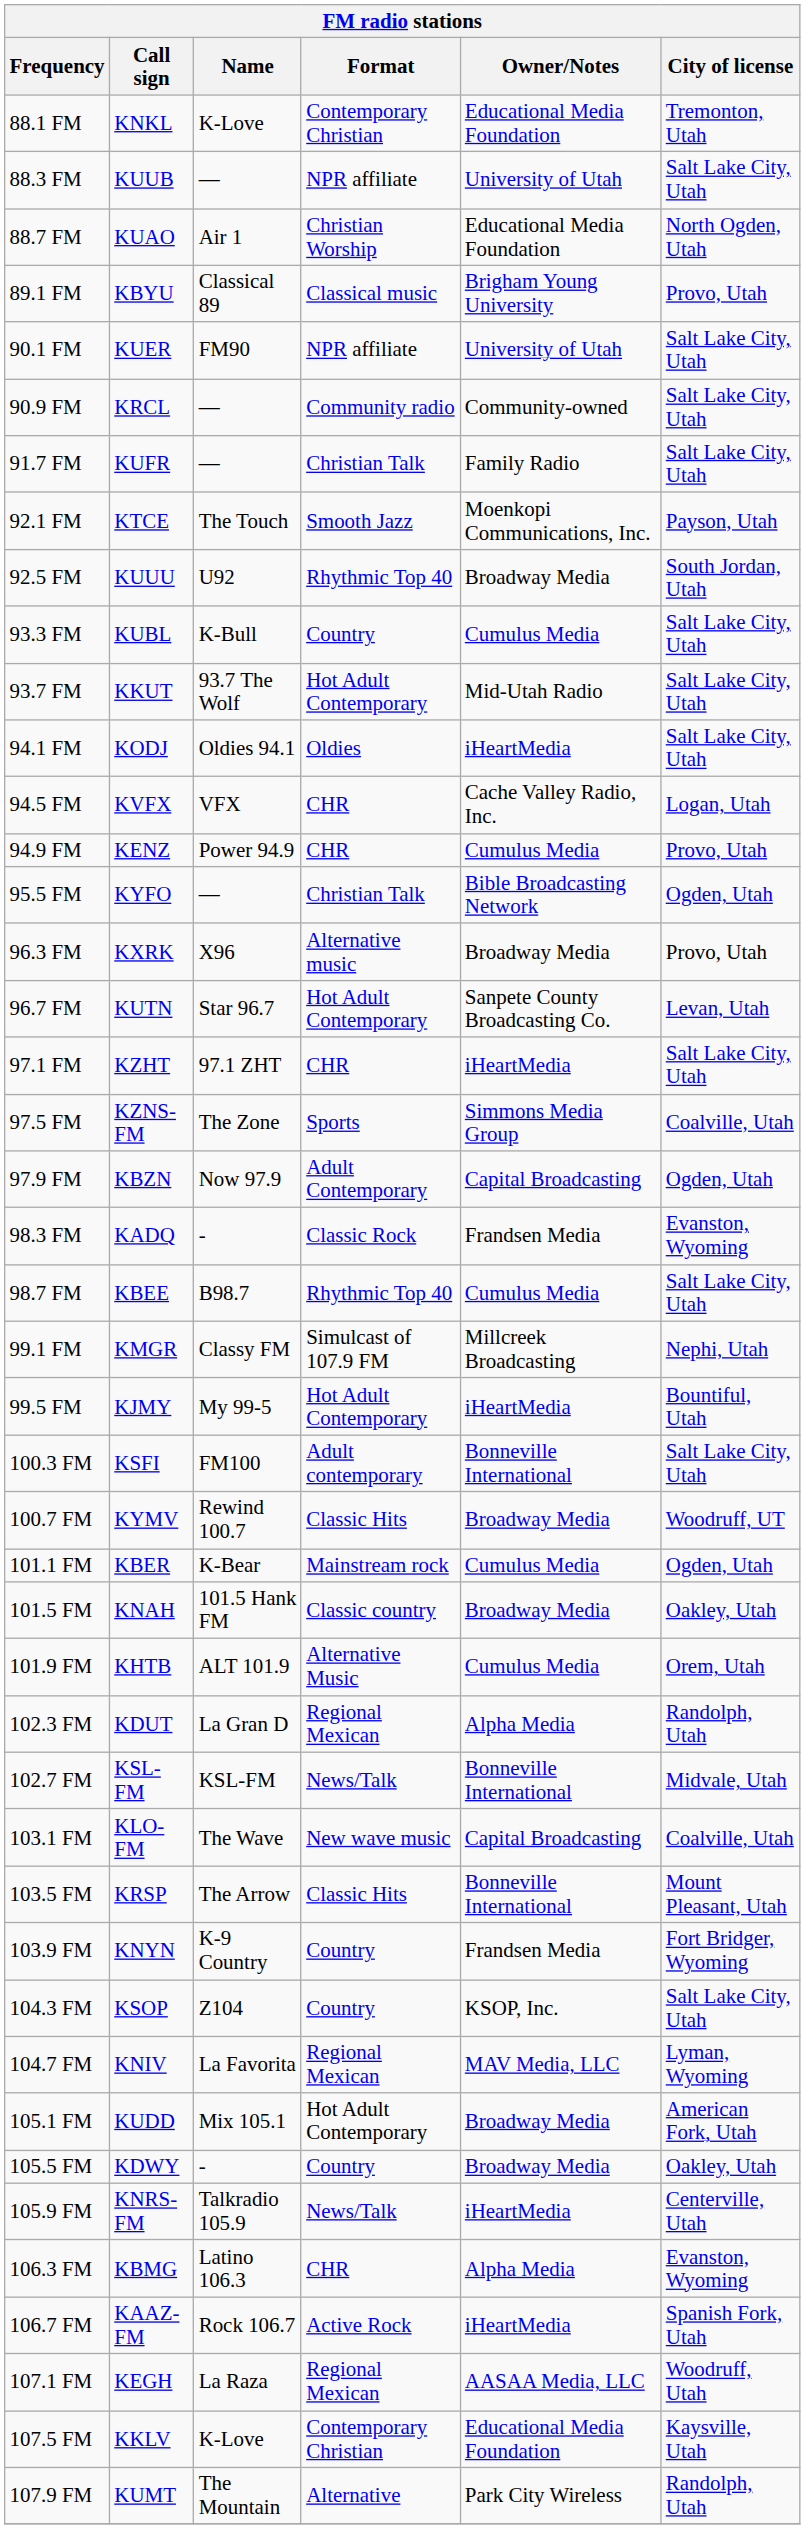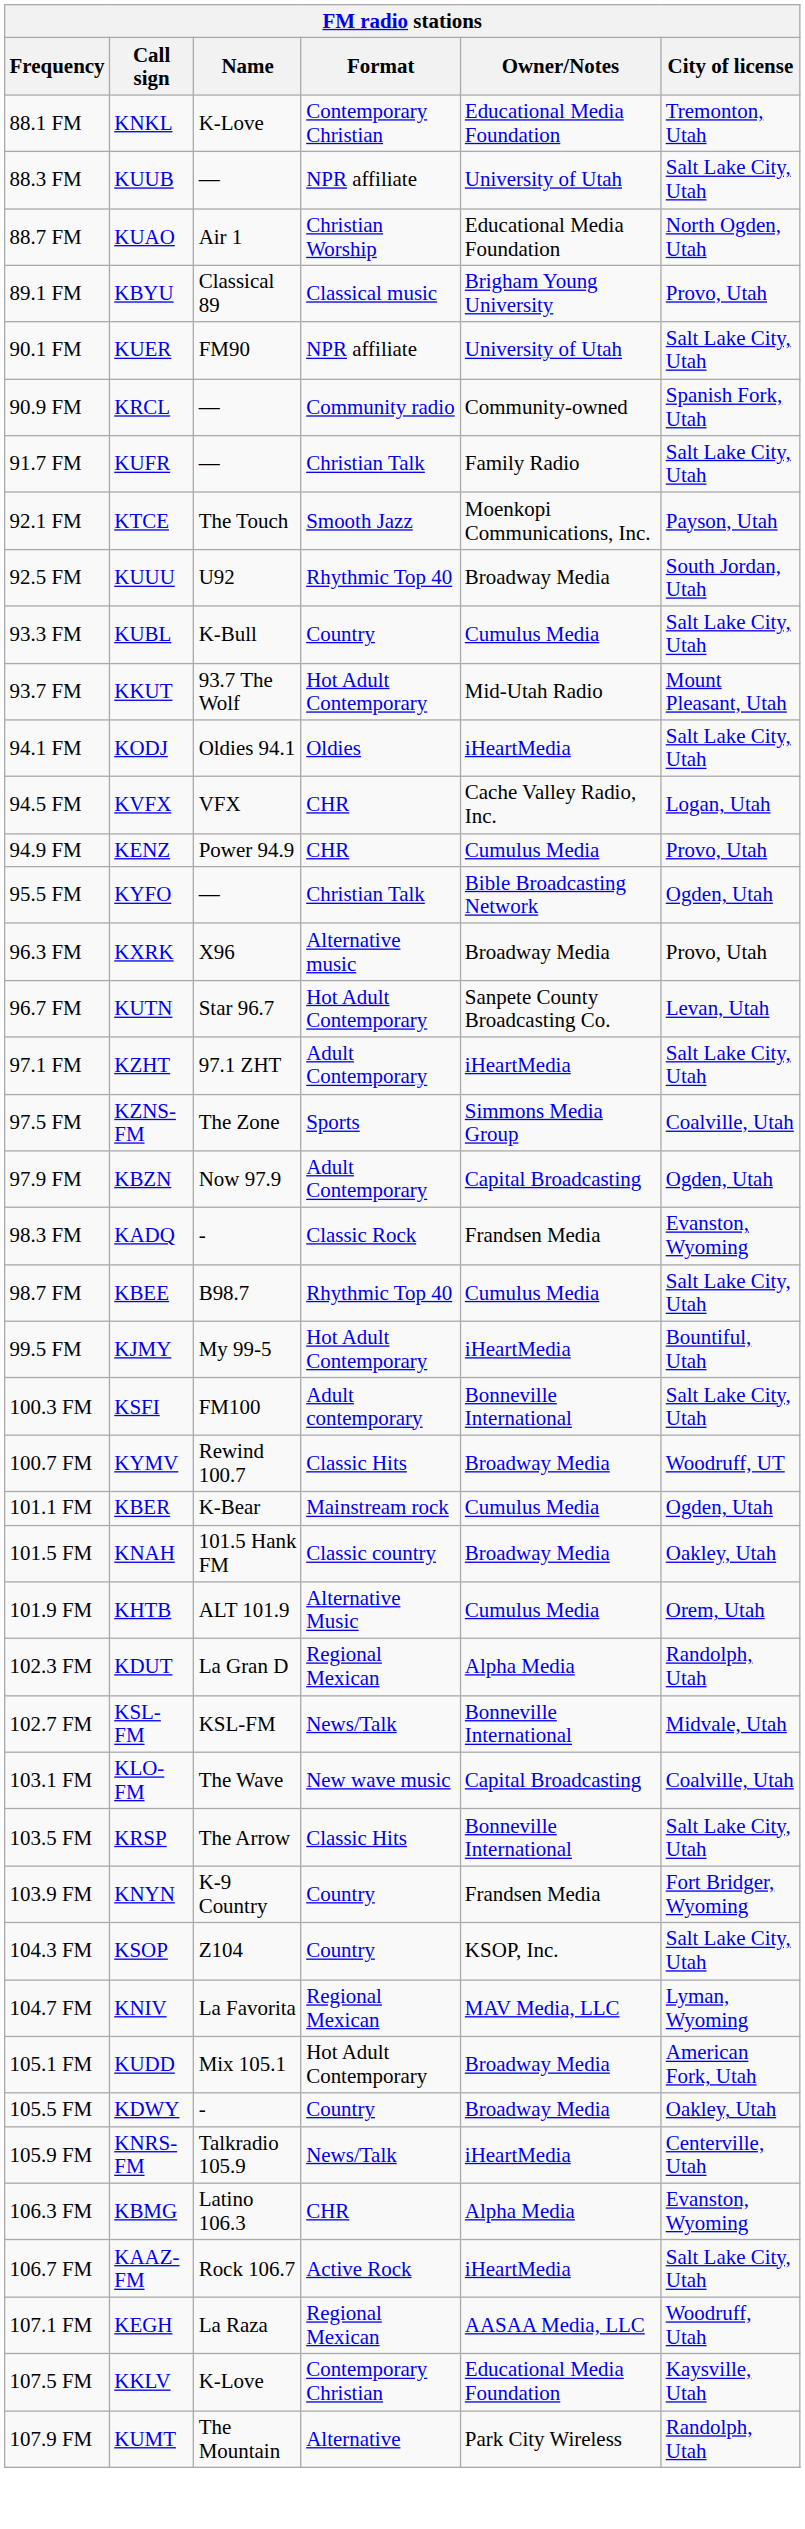(728, 407) Salt Lake City, Utah -> (724, 407) Spanish Fork, Utah
(728, 691) Salt Lake City, Utah -> (726, 691) Mount Pleasant, Utah
(328, 1065) CHR -> (367, 1065) Adult Contemporary
- row: (46, 1349)
(726, 1894) Mount Pleasant, Utah -> (728, 1837) Salt Lake City, Utah
(724, 2325) Spanish Fork, Utah -> (728, 2268) Salt Lake City, Utah
